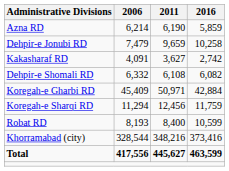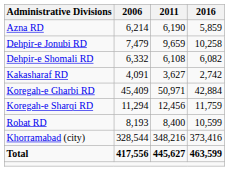rows swapped: (50, 75) <-> (37, 59)
